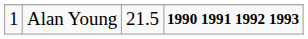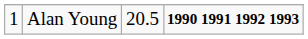(143, 19) 21.5 -> (143, 19) 20.5
